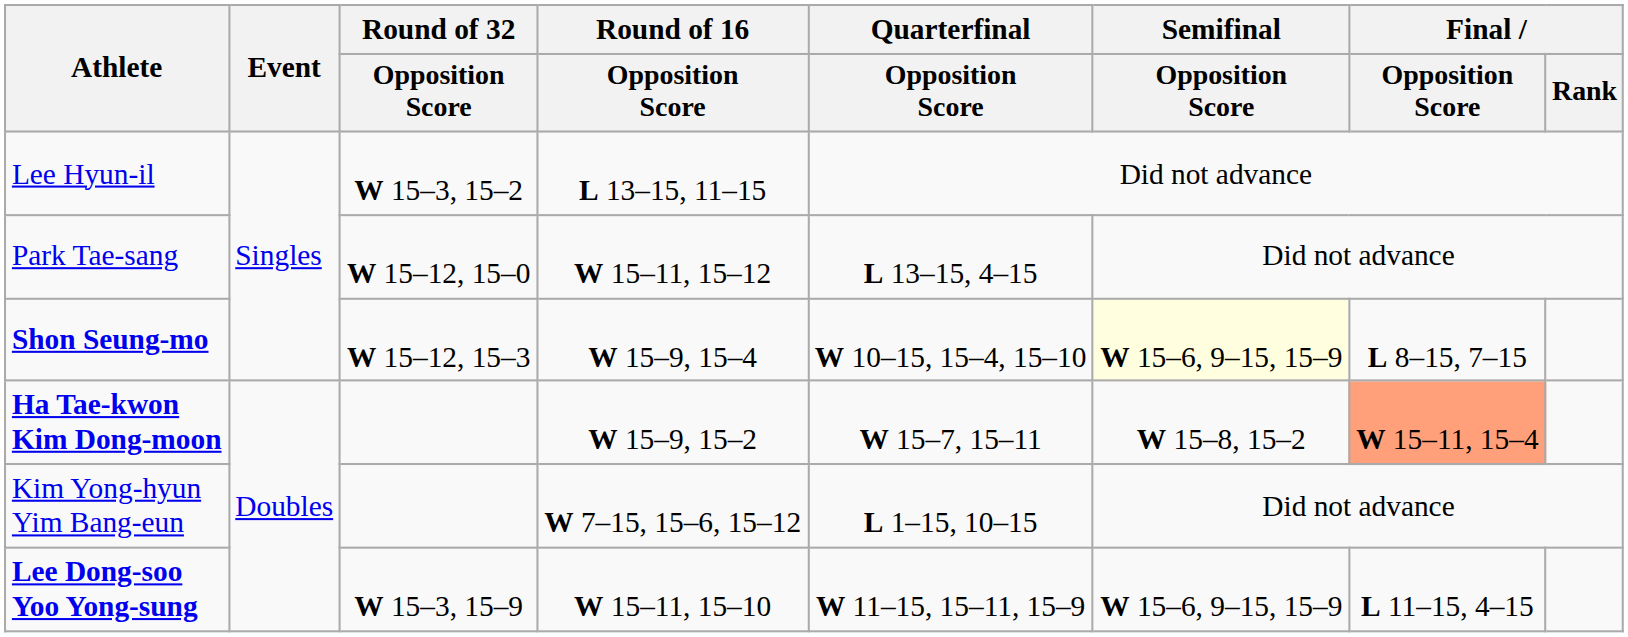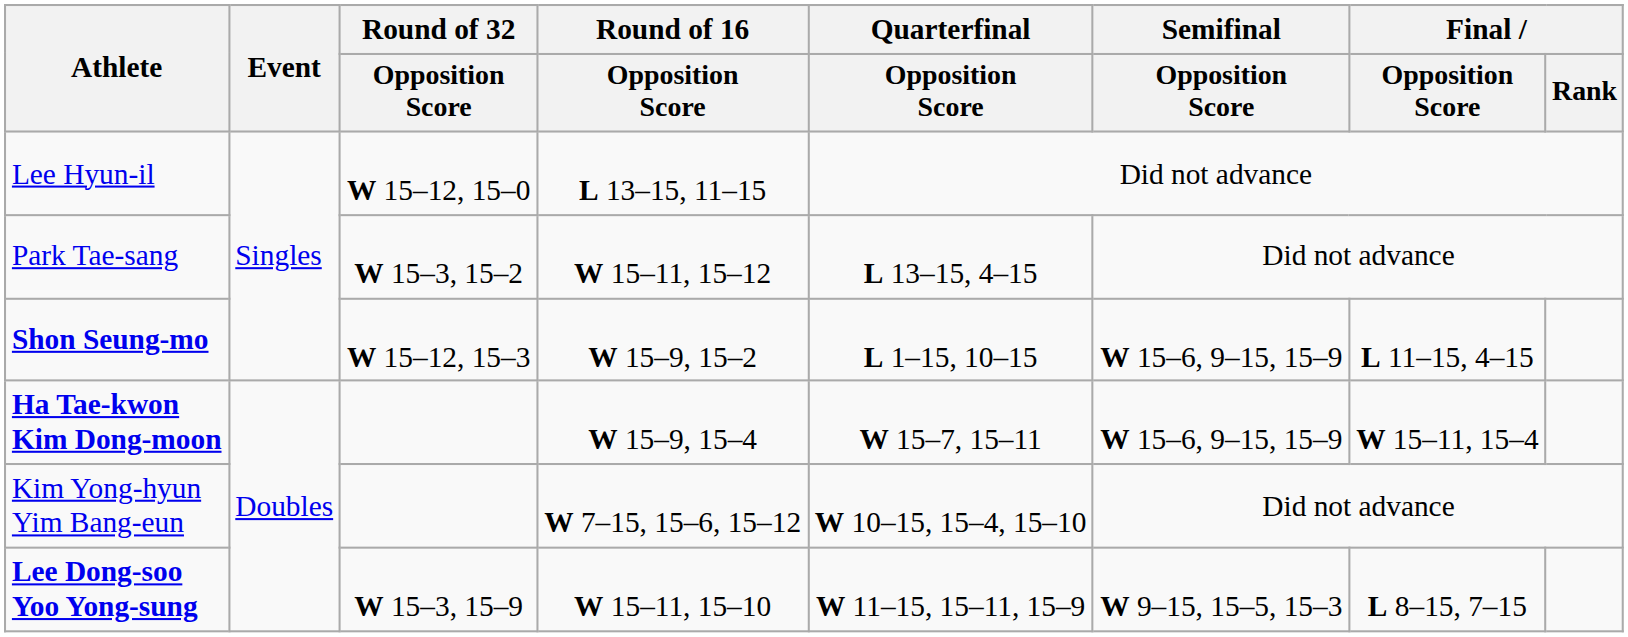(439, 190) W 15–3, 15–2 -> (439, 190) W 15–12, 15–0
(439, 273) W 15–12, 15–0 -> (439, 273) W 15–3, 15–2
(673, 356) W 15–9, 15–4 -> (673, 356) W 15–9, 15–2
(951, 356) W 10–15, 15–4, 15–10 -> (951, 356) L 1–15, 10–15
(1221, 356) lightyellow background -> (1221, 356) no background
(1447, 356) L 8–15, 7–15 -> (1447, 356) L 11–15, 4–15
(673, 440) W 15–9, 15–2 -> (673, 440) W 15–9, 15–4
(1221, 440) W 15–8, 15–2 -> (1221, 440) W 15–6, 9–15, 15–9
(1447, 440) lightsalmon background -> (1447, 440) no background
(951, 523) L 1–15, 10–15 -> (951, 523) W 10–15, 15–4, 15–10
(1221, 606) W 15–6, 9–15, 15–9 -> (1221, 606) W 9–15, 15–5, 15–3
(1447, 606) L 11–15, 4–15 -> (1447, 606) L 8–15, 7–15
